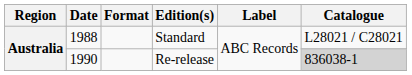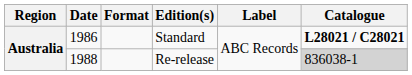(84, 37) 1988 -> (84, 37) 1986
(354, 37) normal -> (354, 37) bold
(84, 59) 1990 -> (84, 59) 1988
